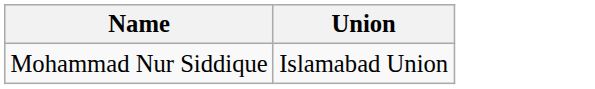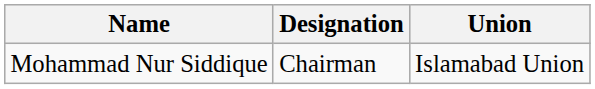+ column: (341, 24)
